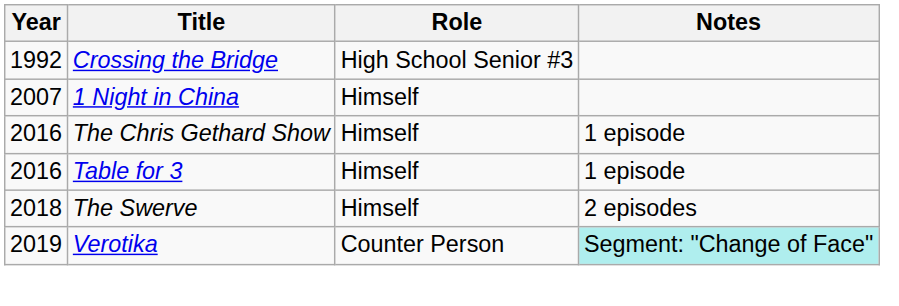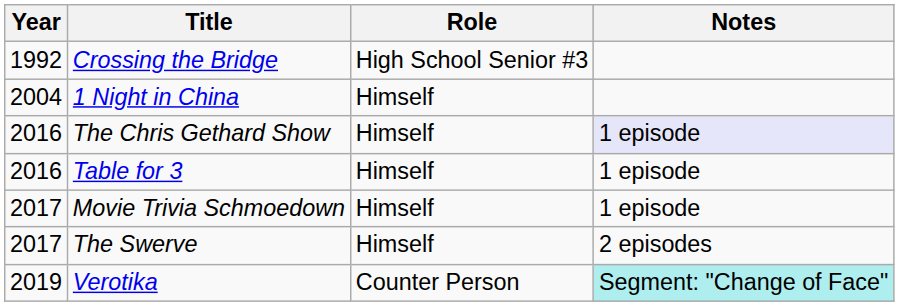(36, 97) 2007 -> (36, 97) 2004
(635, 134) no background -> (650, 134) lavender background
+ row: (209, 208)
(36, 208) 2018 -> (36, 245) 2017
